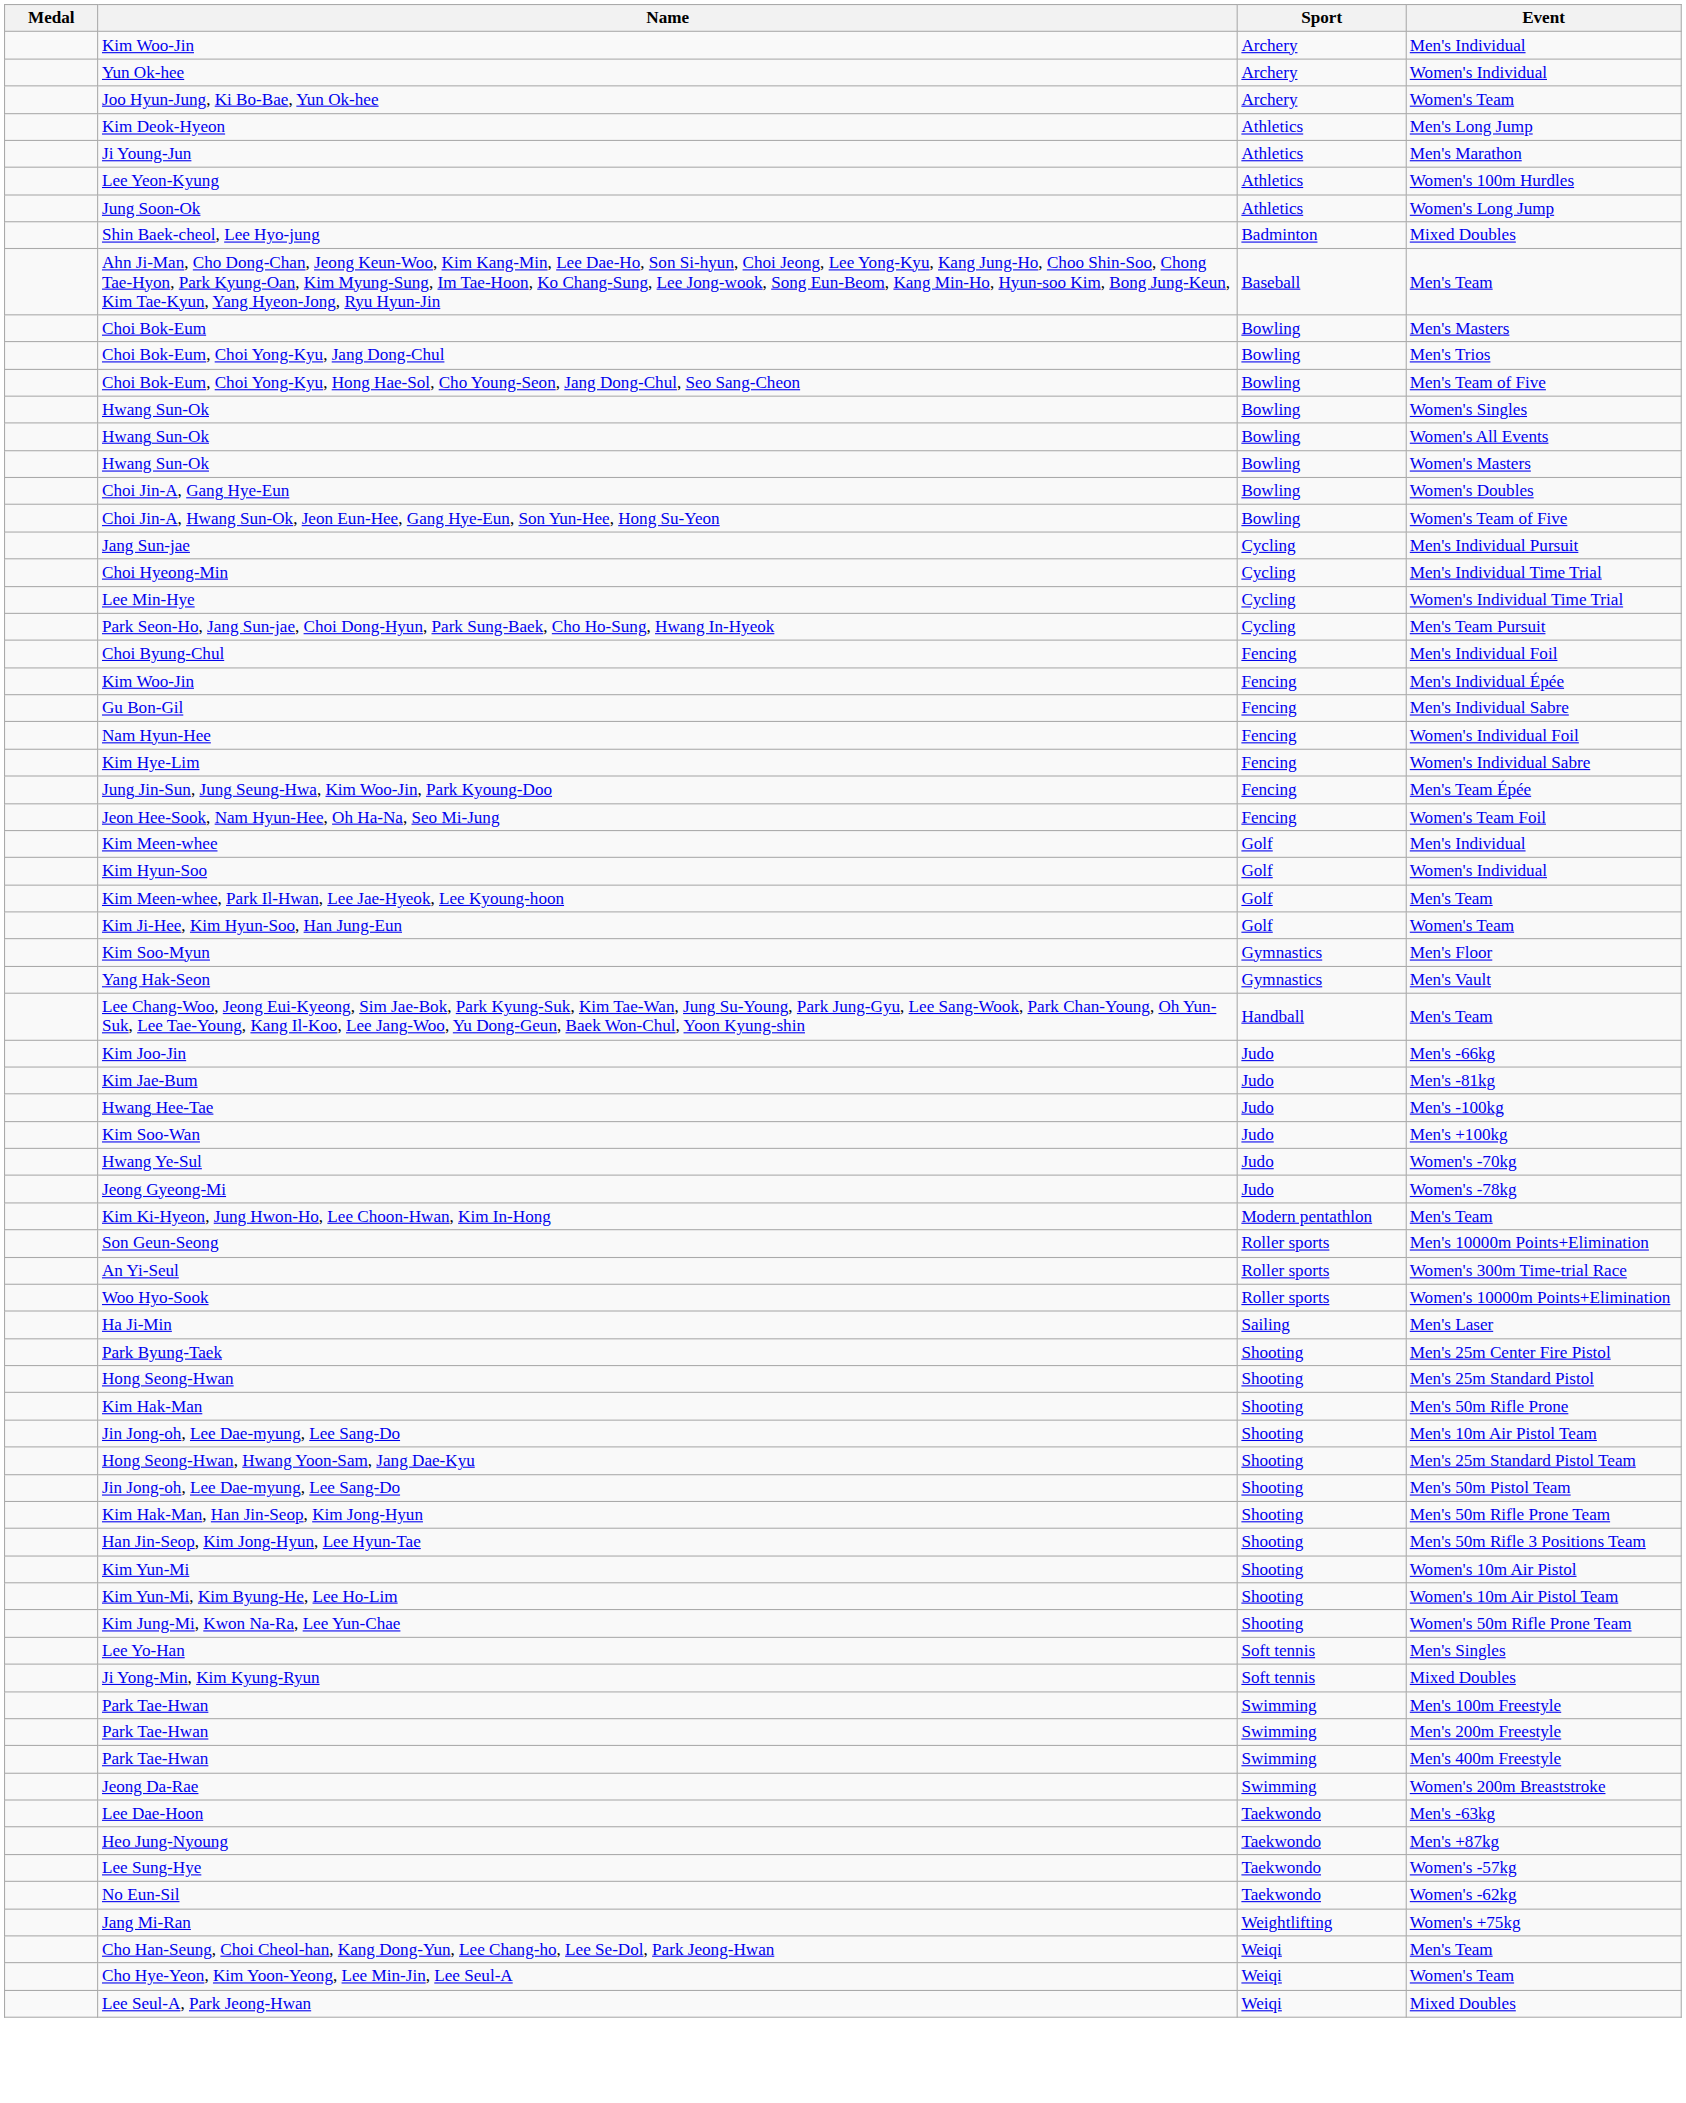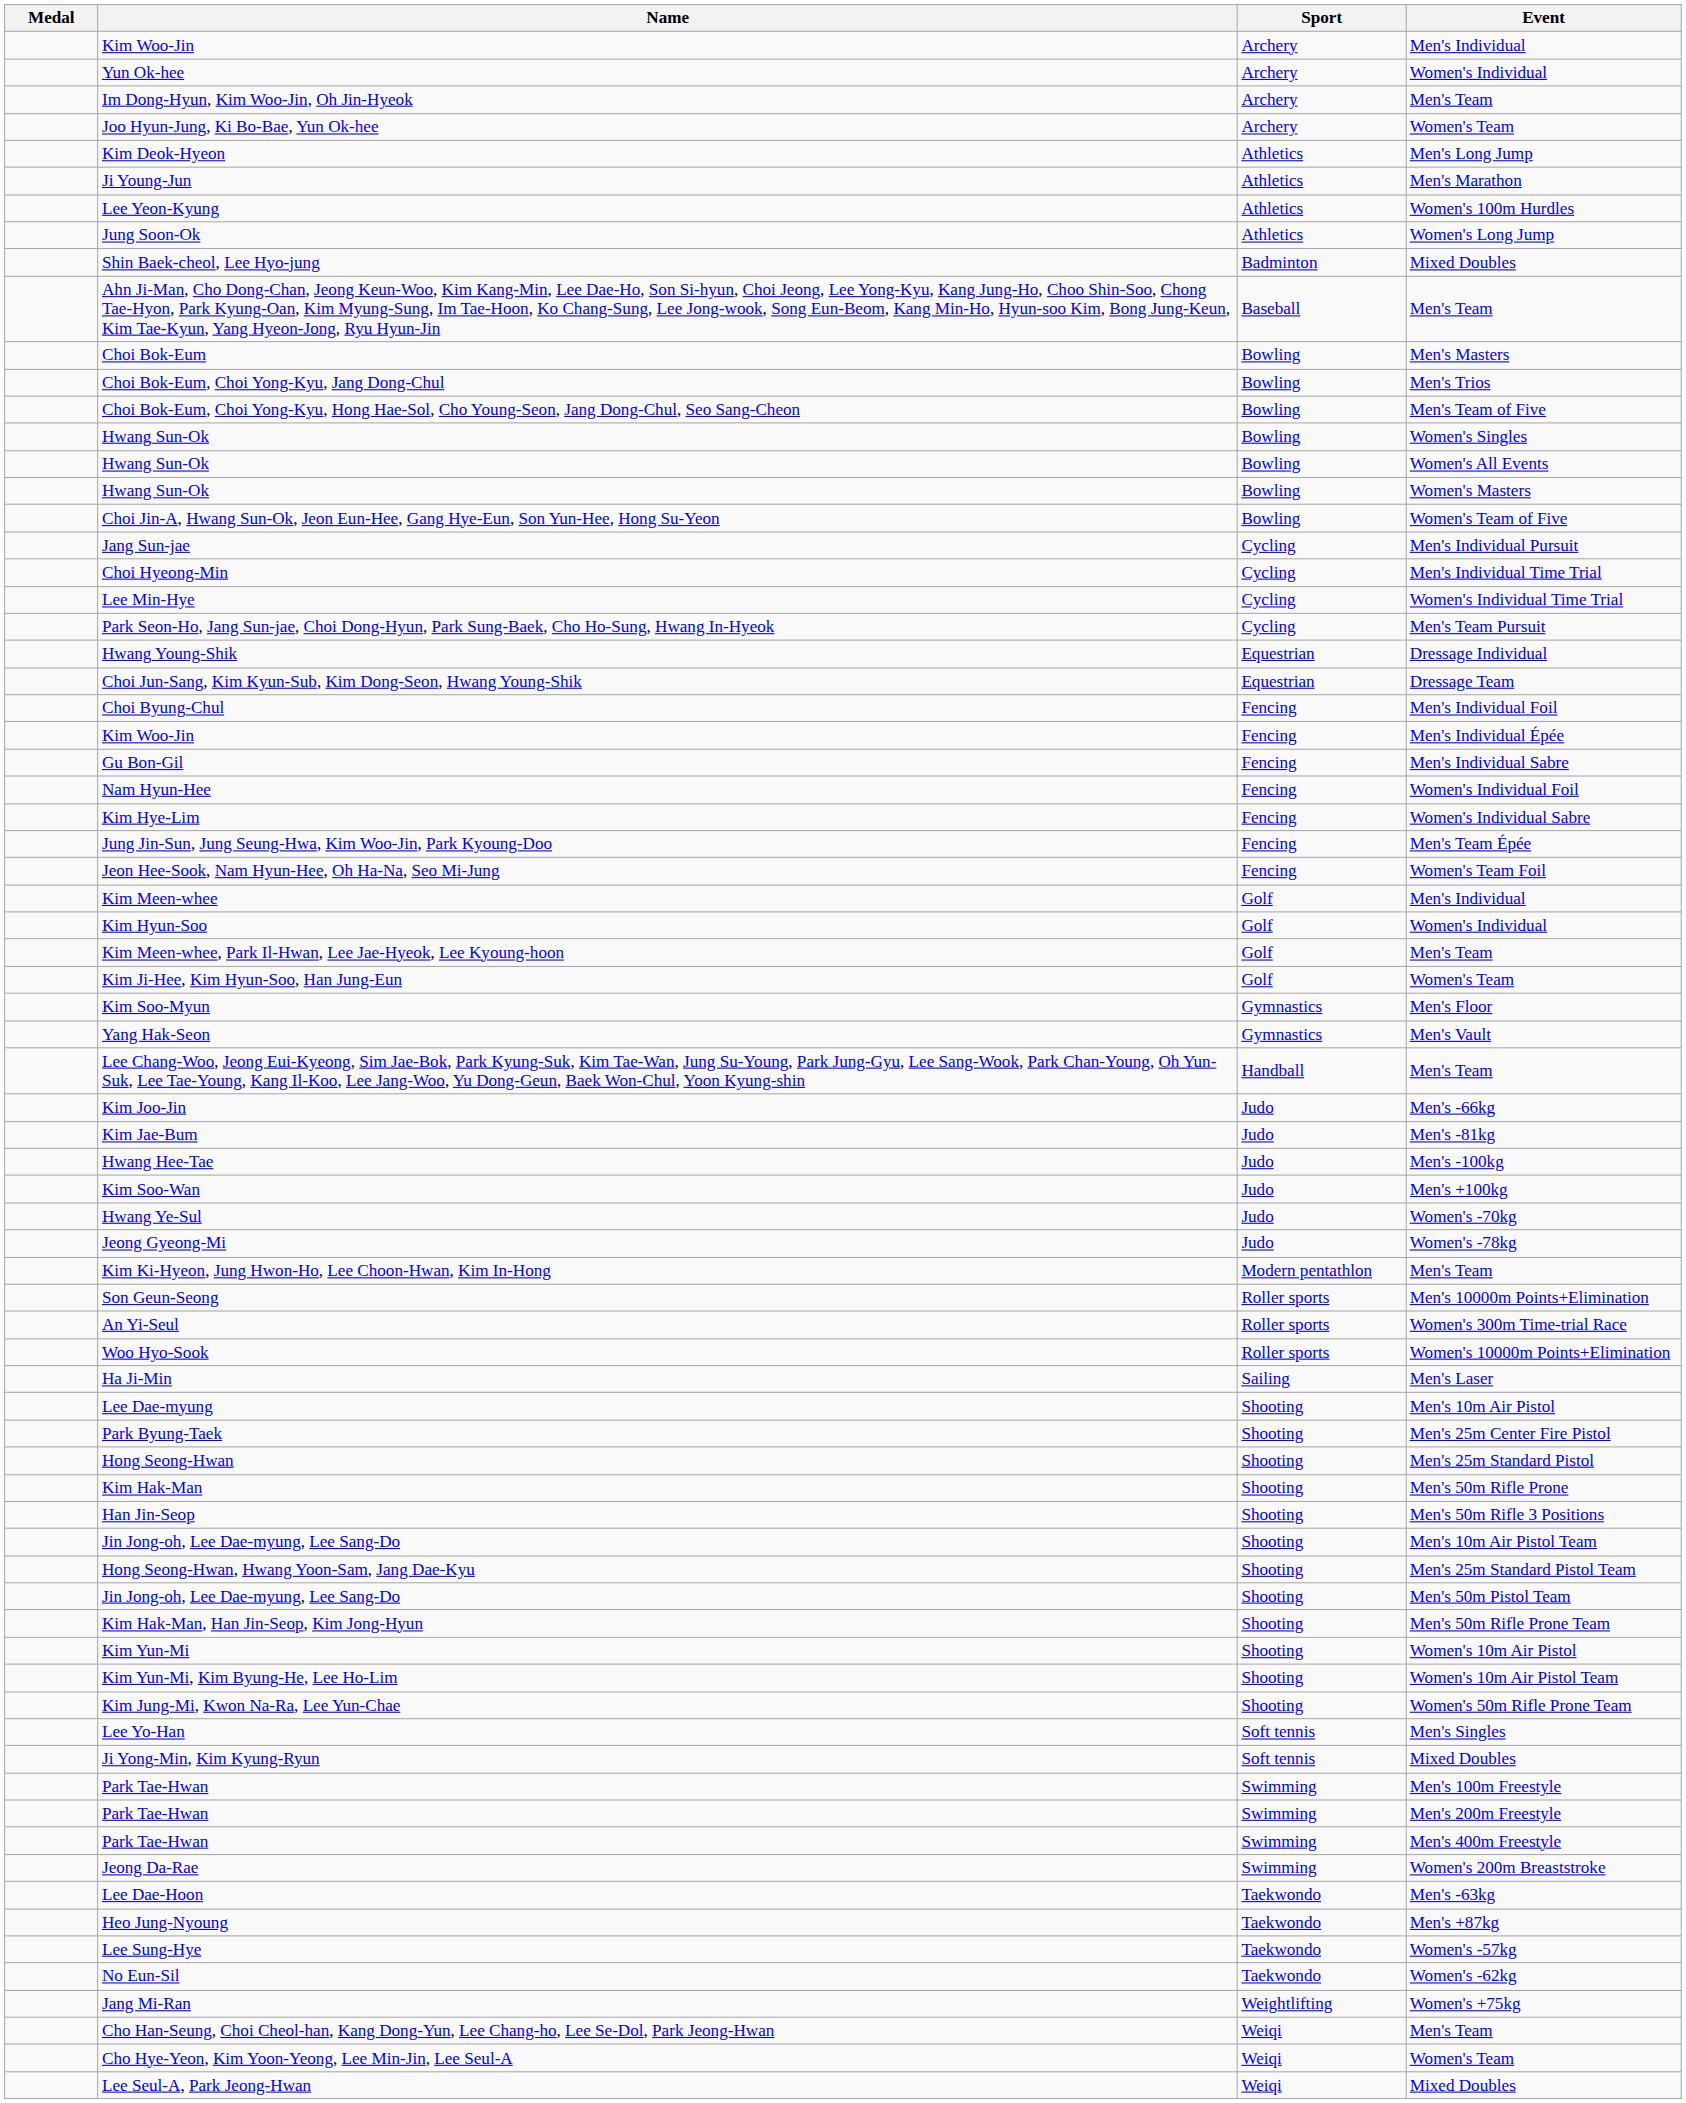+ row: (257, 99)
- row: (196, 491)
+ row: (170, 653)
+ row: (342, 681)
+ row: (157, 1406)
+ row: (148, 1514)
- row: (261, 1542)
